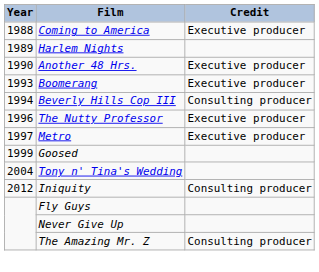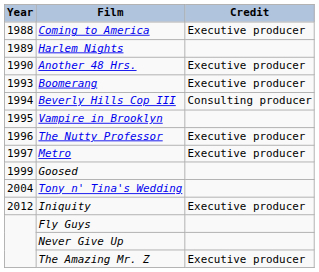+ row: (101, 119)
(250, 189) Consulting producer -> (246, 207) Executive producer
(250, 242) Consulting producer -> (246, 259) Executive producer
